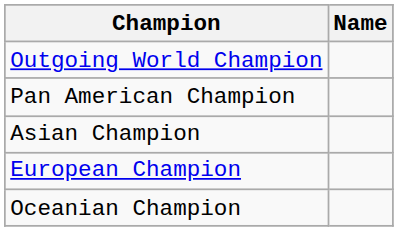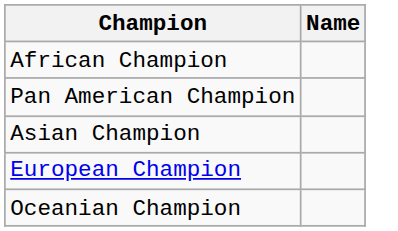- row: (166, 60)
+ row: (119, 60)
